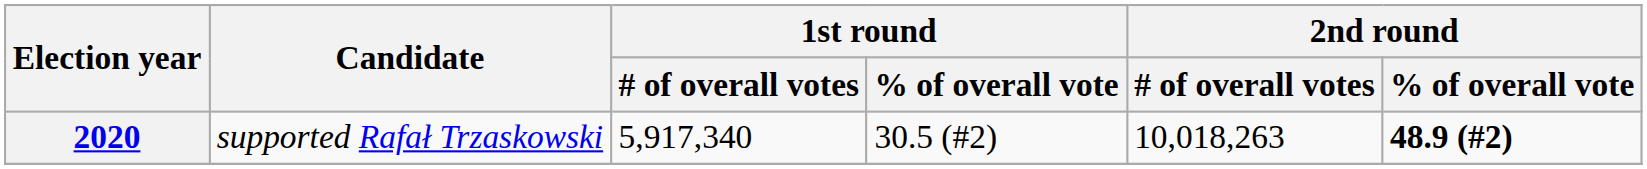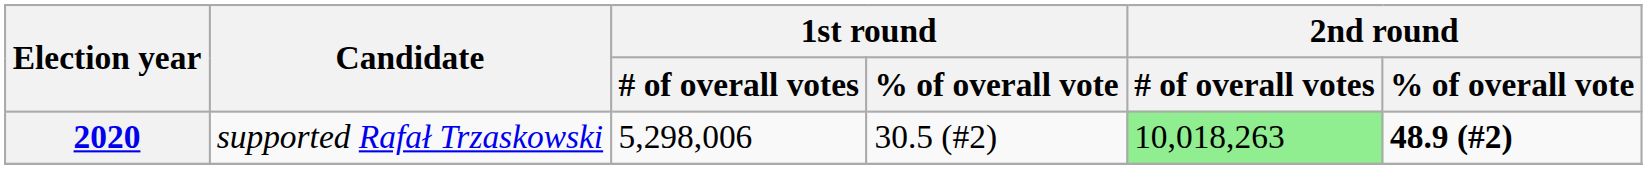(685, 137) 5,917,340 -> (685, 137) 5,298,006
(1209, 137) no background -> (1209, 137) lightgreen background
